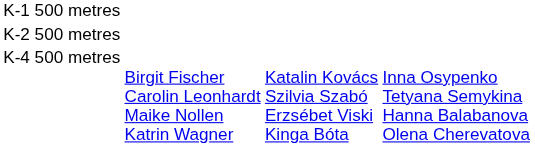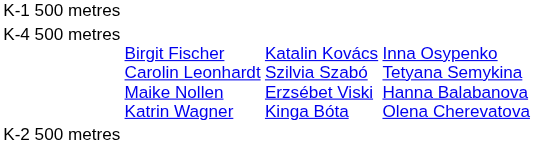rows swapped: (62, 34) <-> (62, 57)
